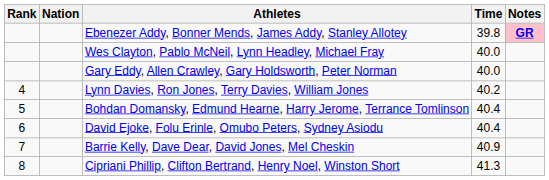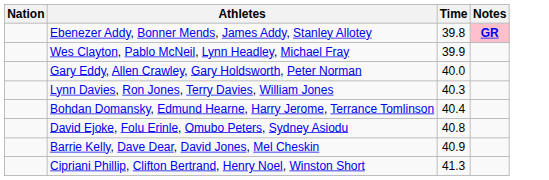- column: (22, 14)
(488, 52) 40.0 -> (454, 52) 39.9
(488, 90) 40.2 -> (454, 90) 40.3
(488, 128) 40.4 -> (454, 128) 40.8
